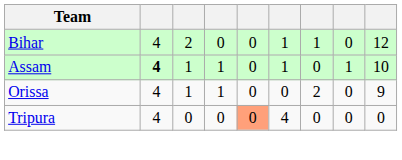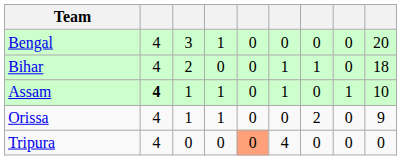+ row: (31, 42)
(381, 42) 12 -> (381, 67) 18
